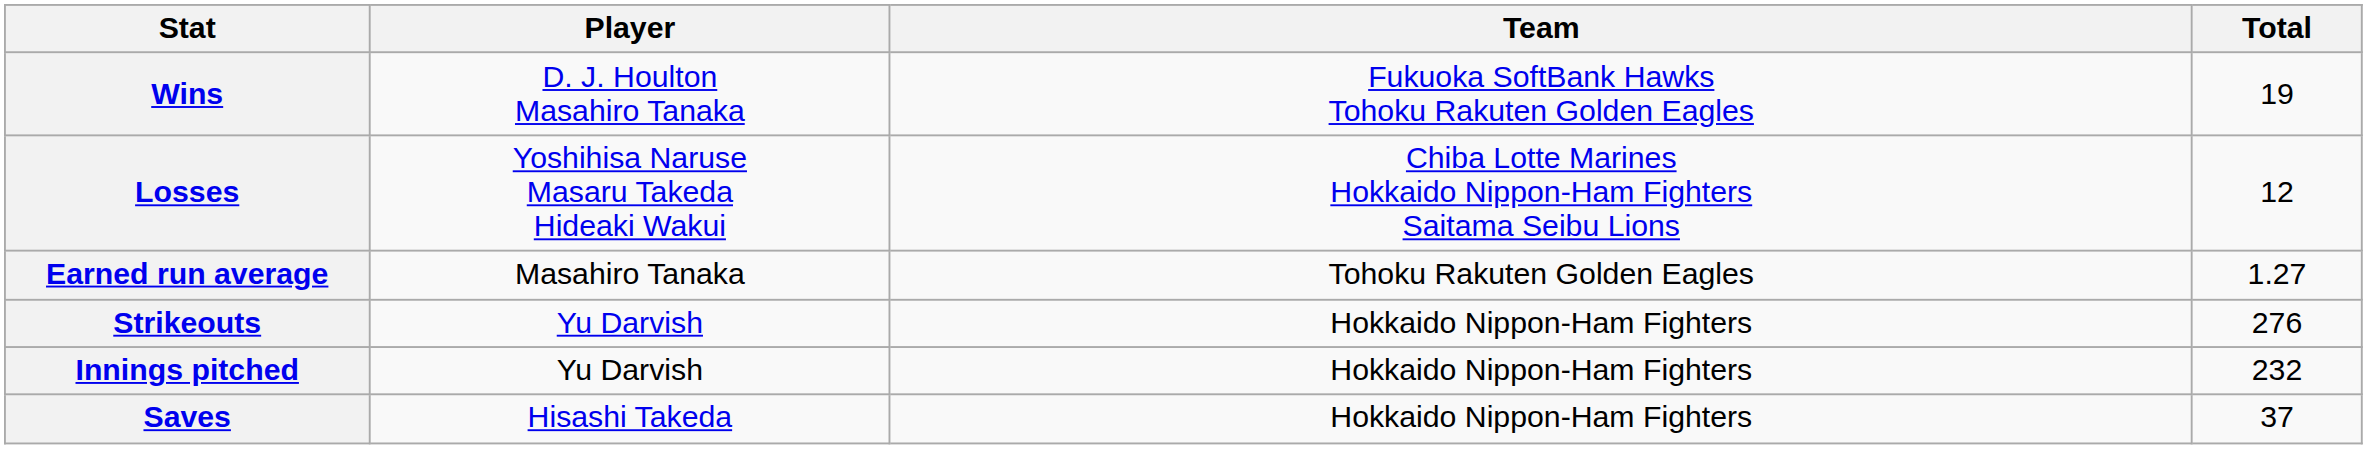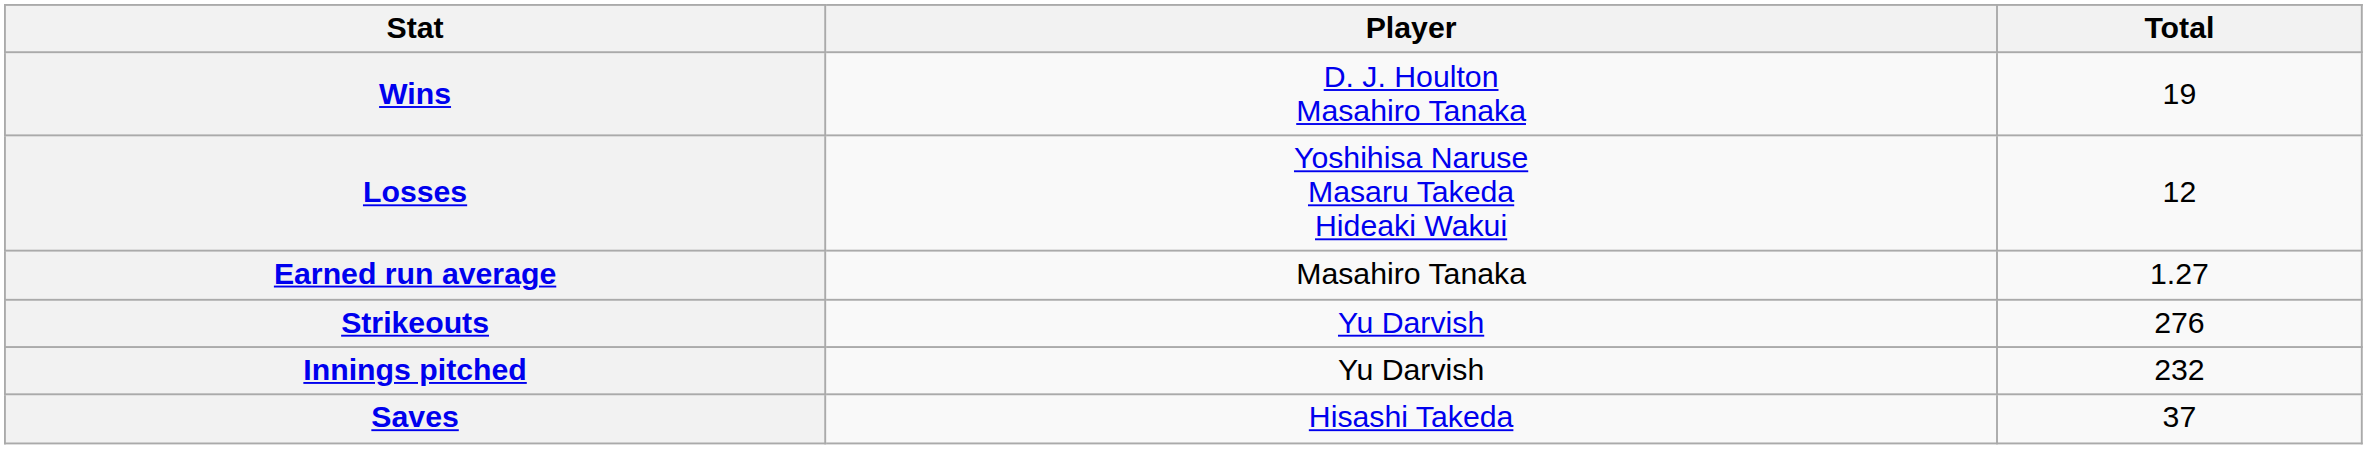- column: (1541, 28)
